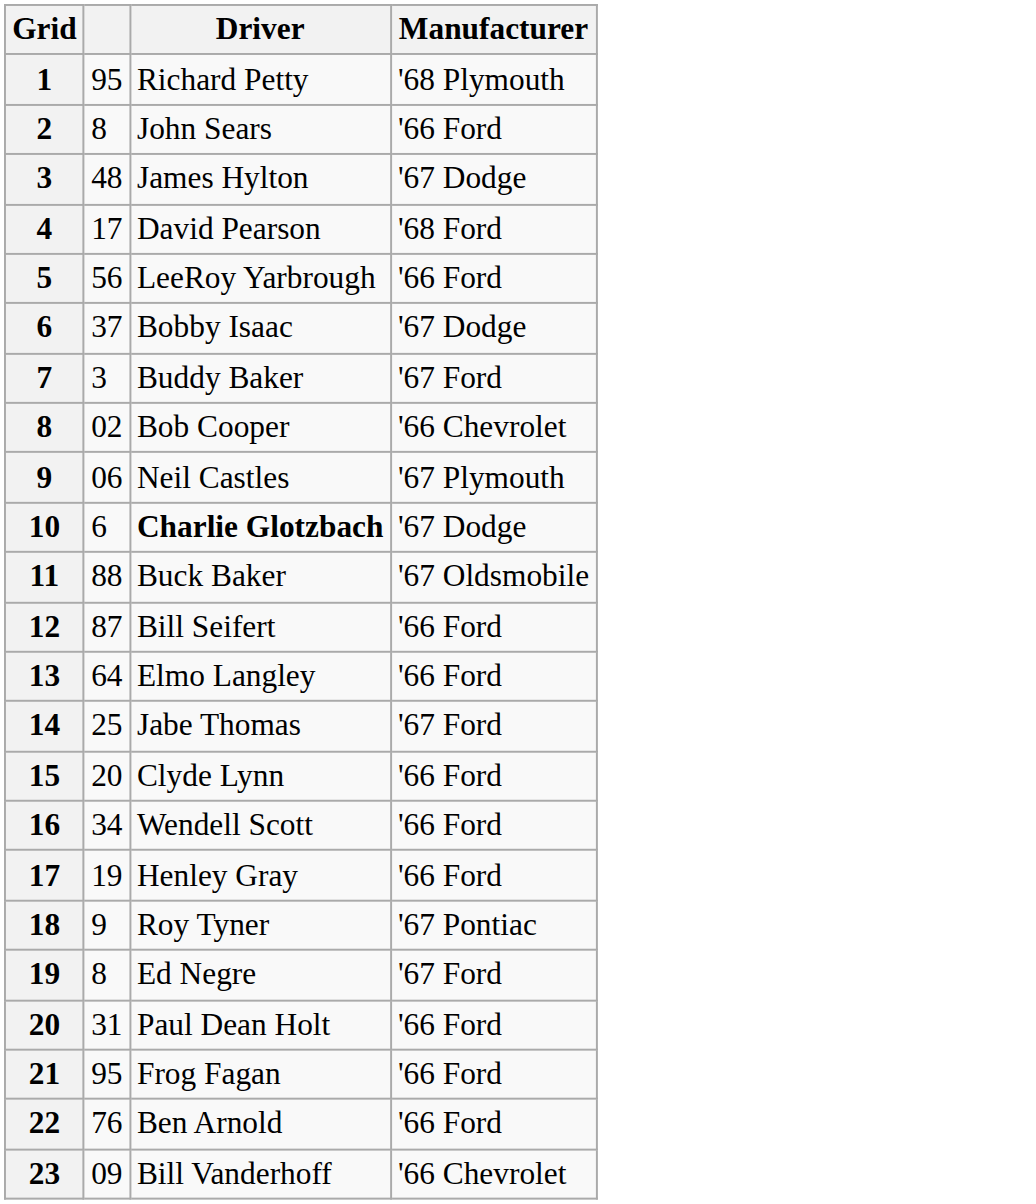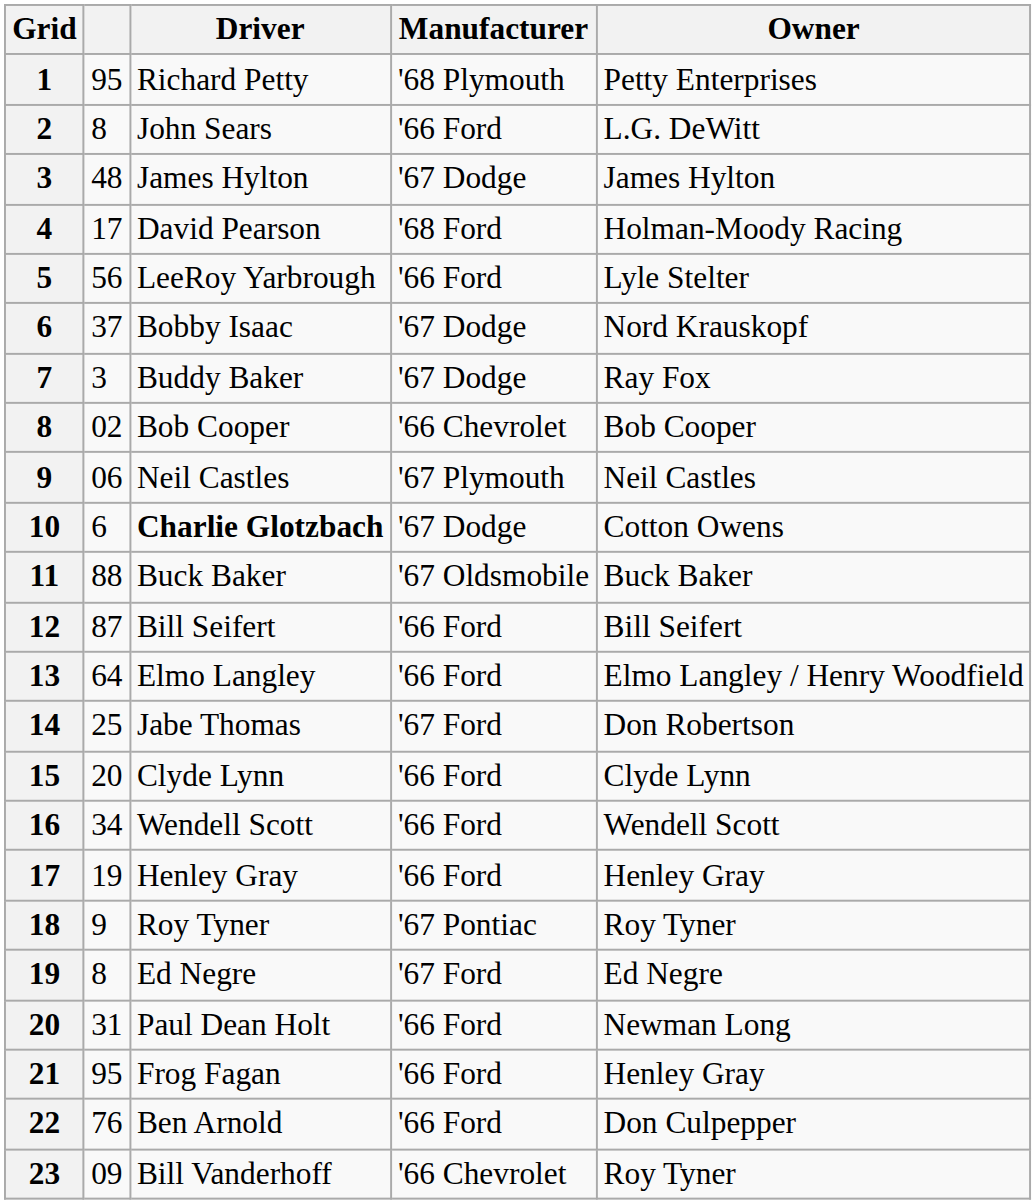+ column: (814, 29)
(450, 377) '67 Ford -> (462, 377) '67 Dodge
